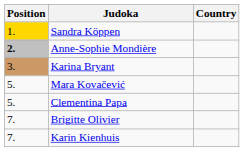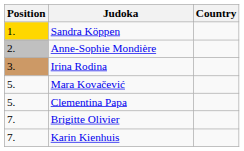(11, 48) bold -> (11, 48) normal
- row: (83, 66)
+ row: (79, 66)
